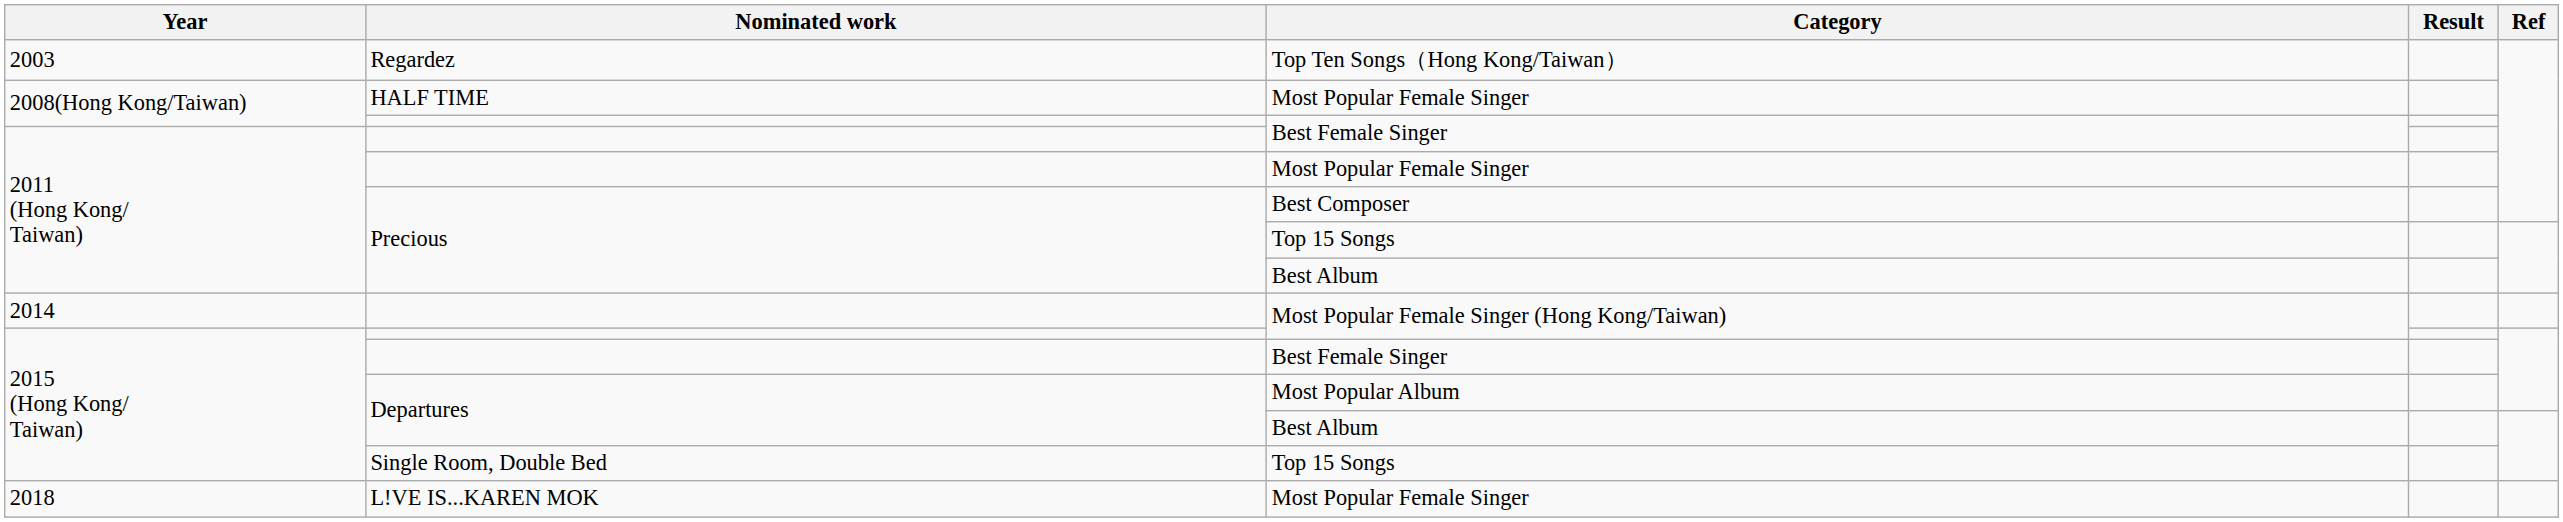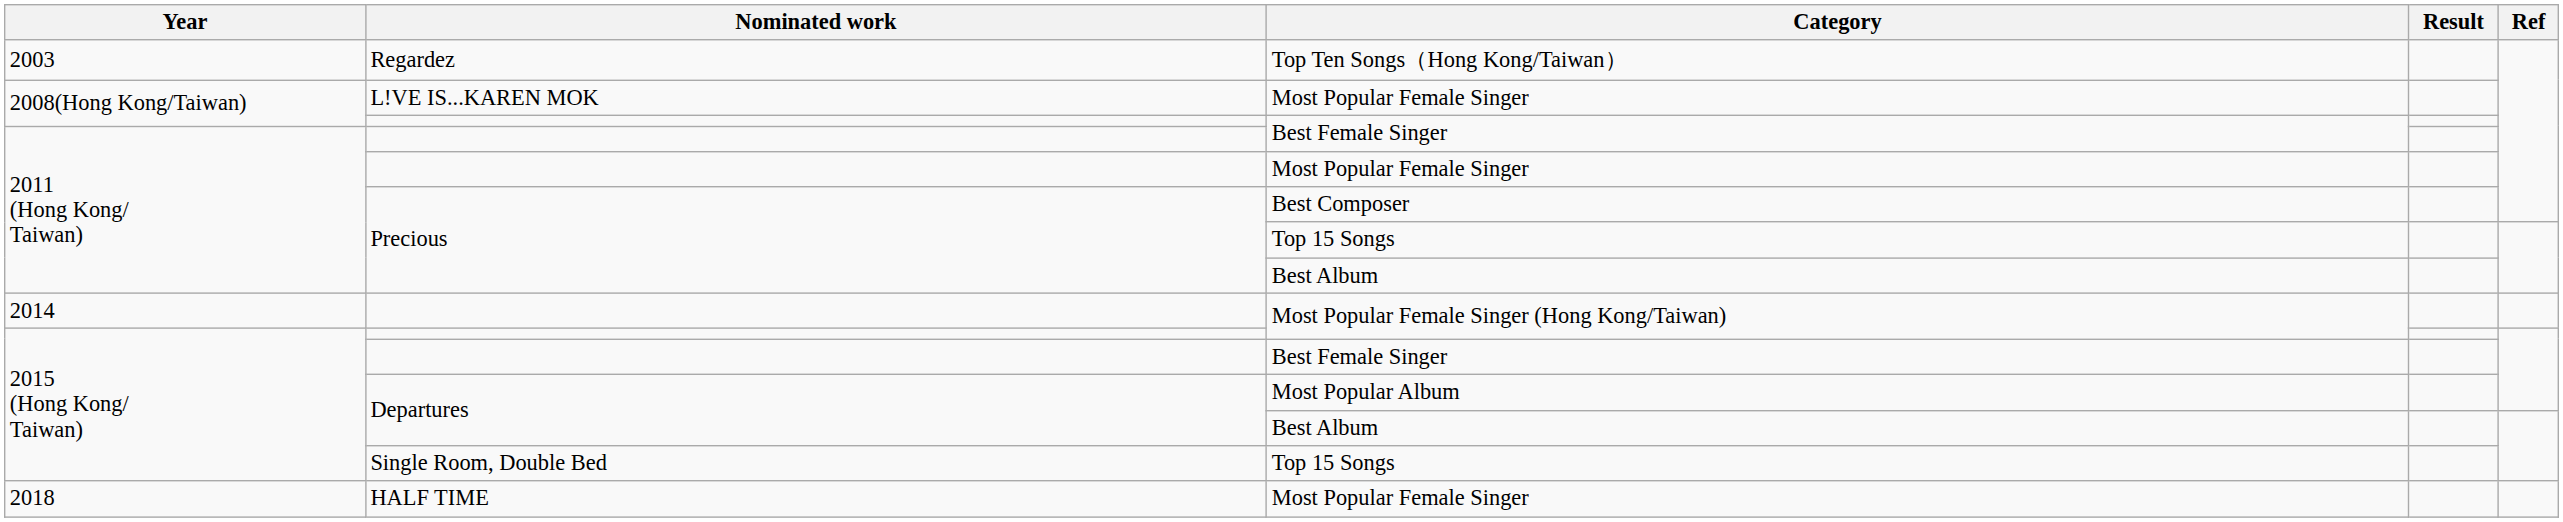(430, 97) HALF TIME -> (485, 97) L!VE IS...KAREN MOK
(485, 498) L!VE IS...KAREN MOK -> (430, 498) HALF TIME
